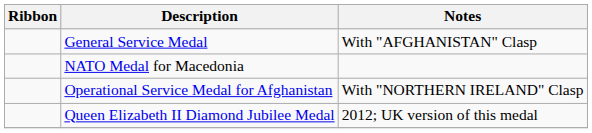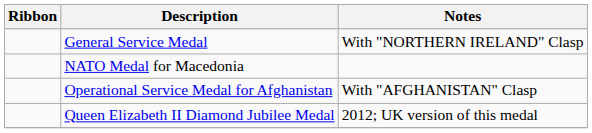(439, 41) With "AFGHANISTAN" Clasp -> (463, 41) With "NORTHERN IRELAND" Clasp
(463, 90) With "NORTHERN IRELAND" Clasp -> (439, 90) With "AFGHANISTAN" Clasp
